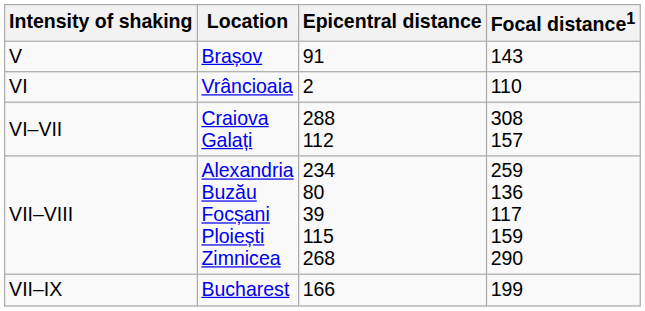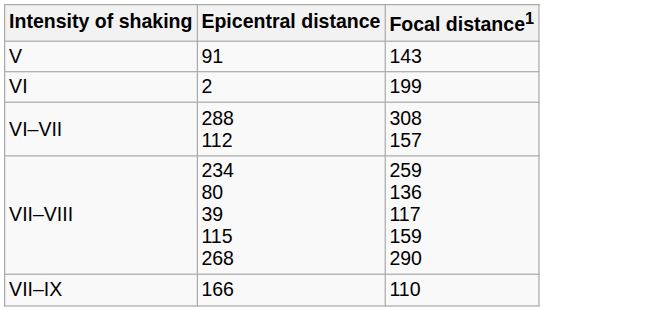- column: (248, 22)
(506, 87) 110 -> (406, 87) 199
(507, 289) 199 -> (405, 289) 110
